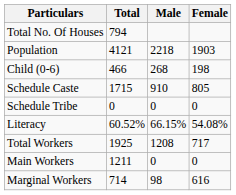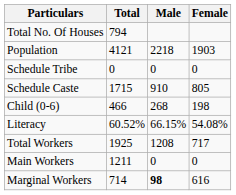rows swapped: (33, 69) <-> (42, 106)
(156, 180) normal -> (156, 180) bold
